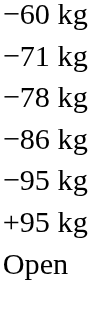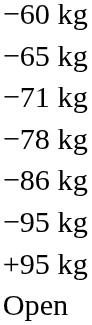+ row: (45, 55)
